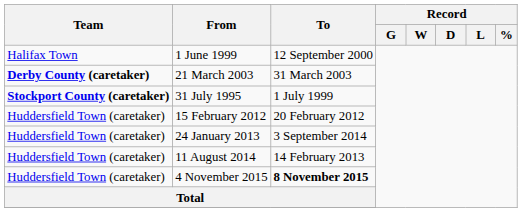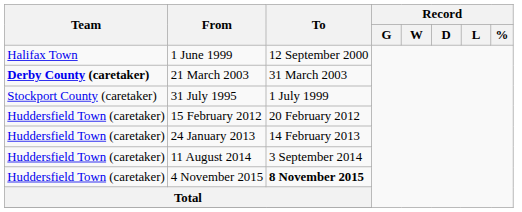(88, 95) bold -> (82, 95) normal
(320, 136) 3 September 2014 -> (314, 136) 14 February 2013
(319, 156) 14 February 2013 -> (316, 156) 3 September 2014
